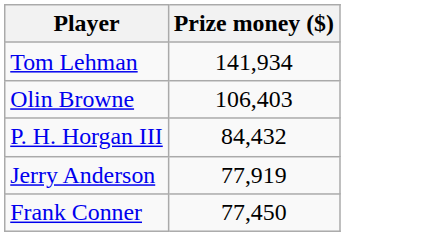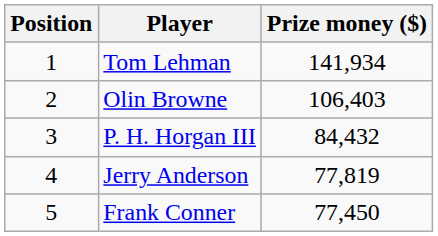+ column: (51, 23)
(254, 174) 77,919 -> (347, 174) 77,819
